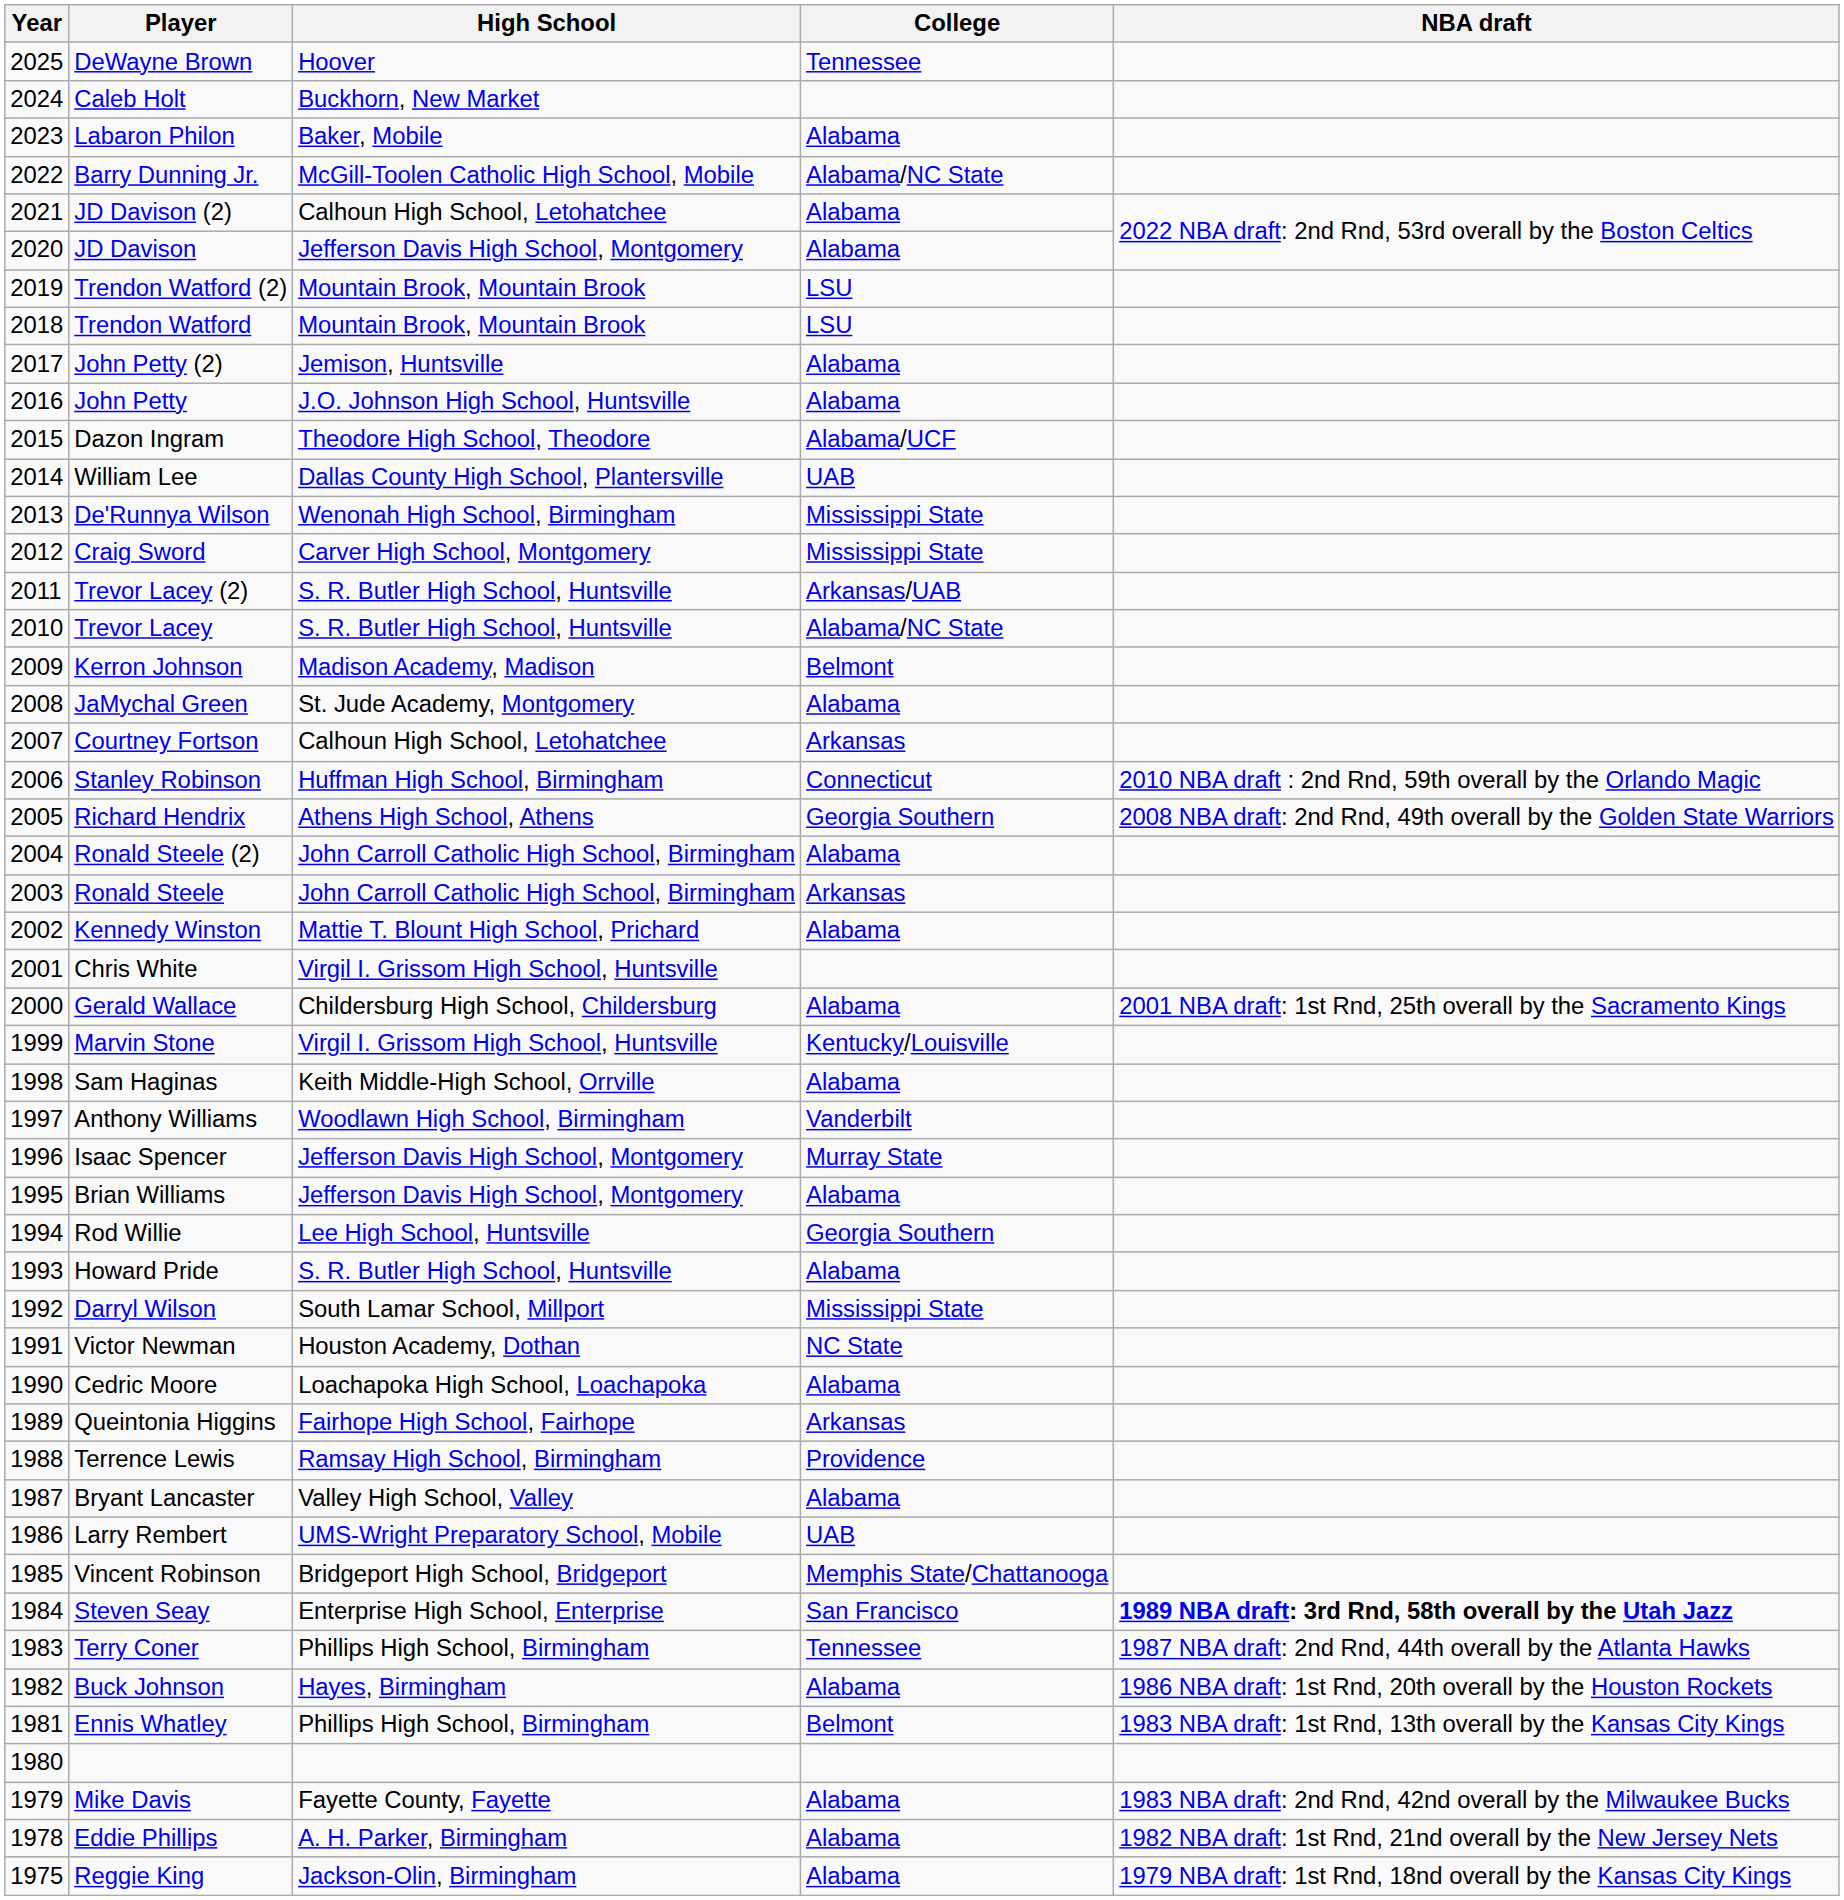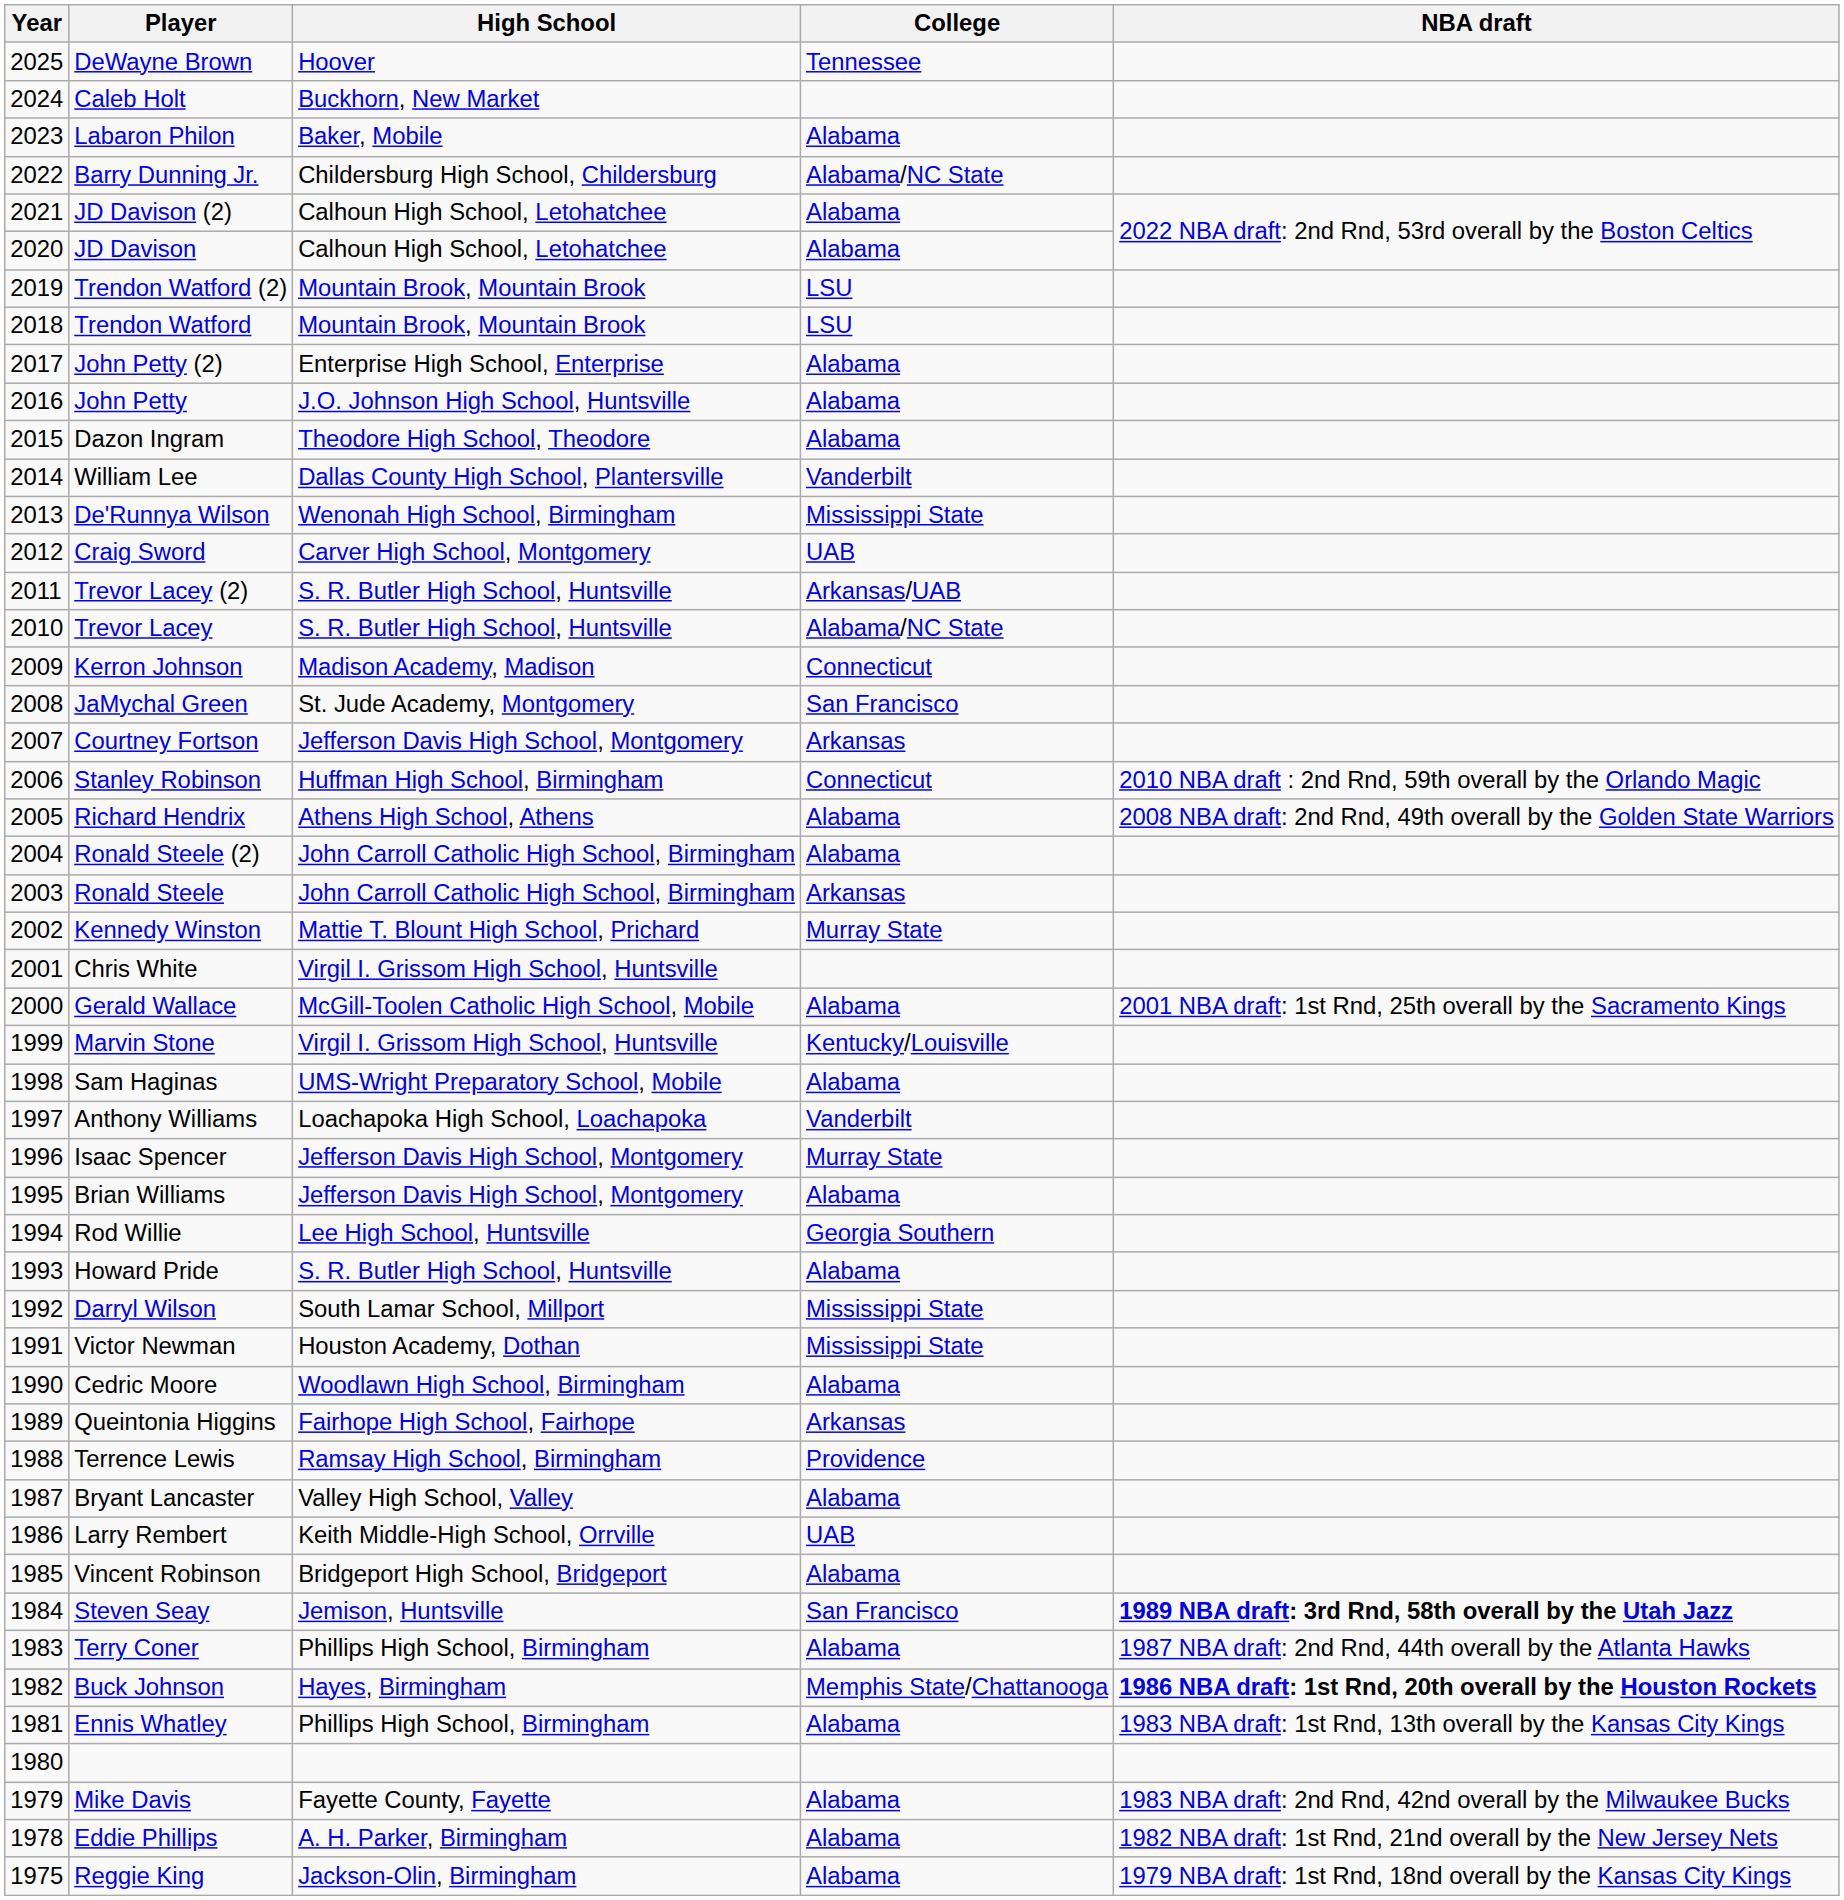(526, 174) McGill-Toolen Catholic High School, Mobile -> (508, 174) Childersburg High School, Childersburg
(521, 250) Jefferson Davis High School, Montgomery -> (482, 250) Calhoun High School, Letohatchee
(401, 363) Jemison, Huntsville -> (481, 363) Enterprise High School, Enterprise
(881, 439) Alabama/UCF -> (853, 439) Alabama
(831, 477) UAB -> (859, 477) Vanderbilt
(895, 552) Mississippi State -> (831, 552) UAB
(850, 666) Belmont -> (869, 666) Connecticut
(853, 703) Alabama -> (882, 703) San Francisco
(482, 741) Calhoun High School, Letohatchee -> (521, 741) Jefferson Davis High School, Montgomery
(900, 817) Georgia Southern -> (853, 817) Alabama
(853, 930) Alabama -> (874, 930) Murray State
(508, 1006) Childersburg High School, Childersburg -> (526, 1006) McGill-Toolen Catholic High School, Mobile
(476, 1082) Keith Middle-High School, Orrville -> (510, 1082) UMS-Wright Preparatory School, Mobile
(491, 1119) Woodlawn High School, Birmingham -> (502, 1119) Loachapoka High School, Loachapoka
(854, 1346) NC State -> (895, 1346) Mississippi State
(502, 1384) Loachapoka High School, Loachapoka -> (491, 1384) Woodlawn High School, Birmingham
(510, 1535) UMS-Wright Preparatory School, Mobile -> (476, 1535) Keith Middle-High School, Orrville
(957, 1573) Memphis State/Chattanooga -> (853, 1573) Alabama
(481, 1611) Enterprise High School, Enterprise -> (401, 1611) Jemison, Huntsville
(864, 1649) Tennessee -> (853, 1649) Alabama
(853, 1686) Alabama -> (957, 1686) Memphis State/Chattanooga
(1446, 1686) normal -> (1468, 1686) bold
(850, 1724) Belmont -> (853, 1724) Alabama
